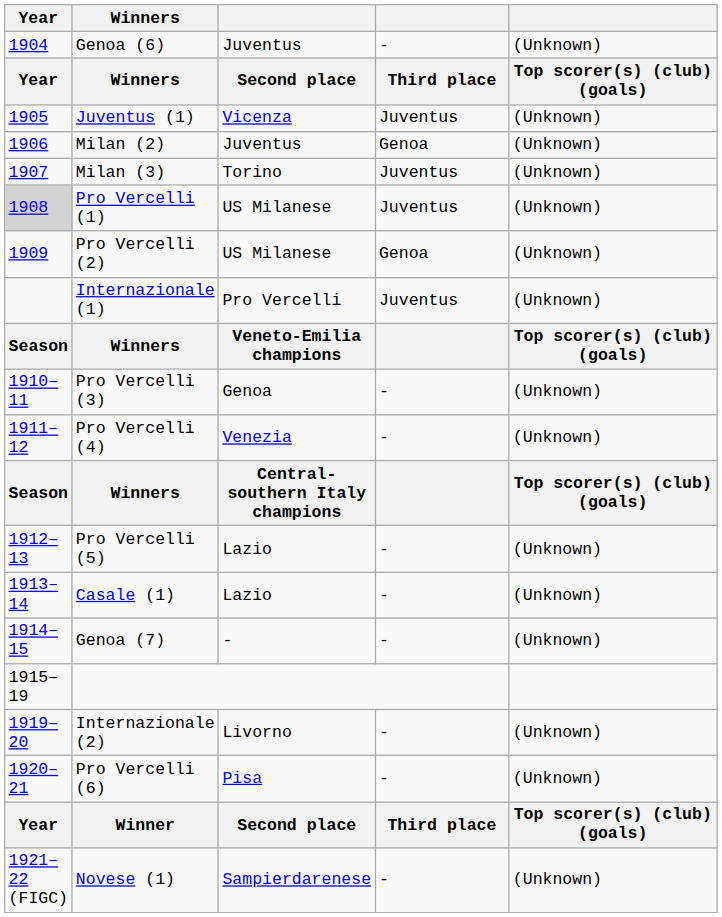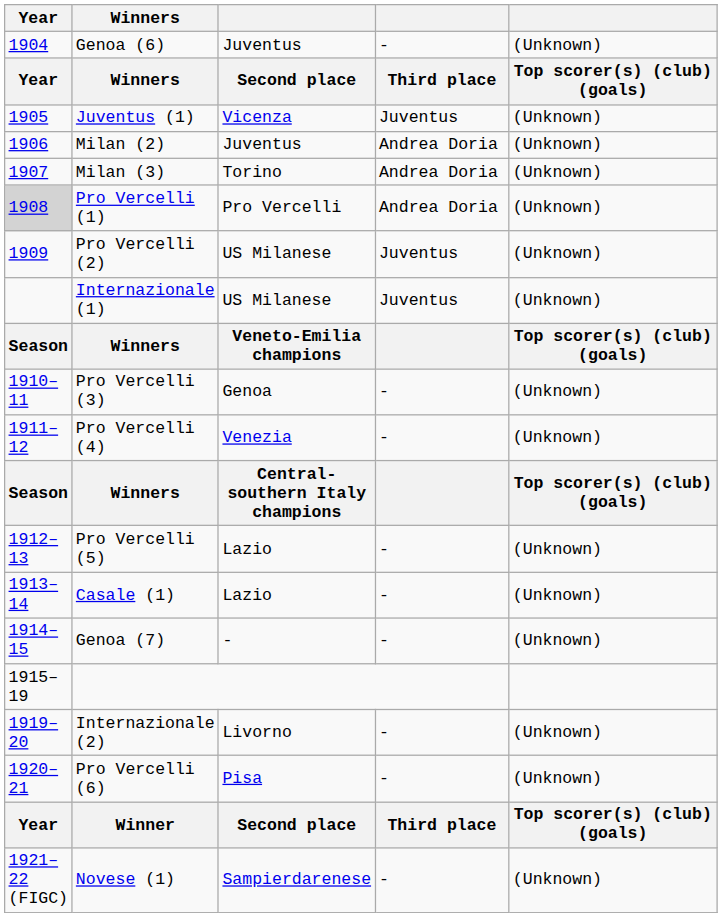(404, 145) Genoa -> (438, 145) Andrea Doria
(419, 172) Juventus -> (438, 172) Andrea Doria
(277, 208) US Milanese -> (282, 208) Pro Vercelli
(419, 208) Juventus -> (438, 208) Andrea Doria
(404, 254) Genoa -> (419, 254) Juventus
(282, 300) Pro Vercelli -> (277, 300) US Milanese
